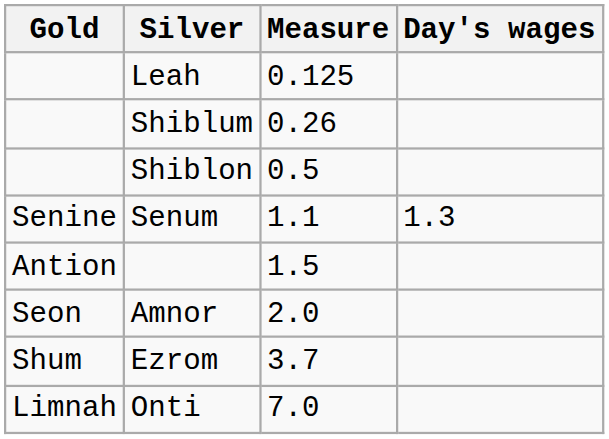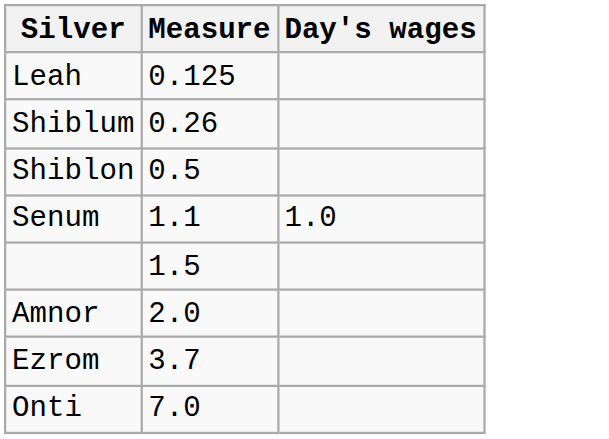- column: (64, 29)
(429, 219) 1.3 -> (311, 219) 1.0
